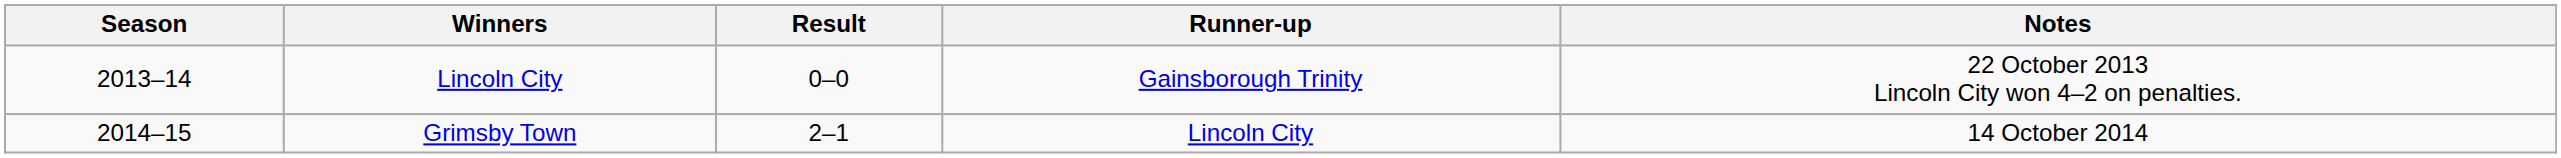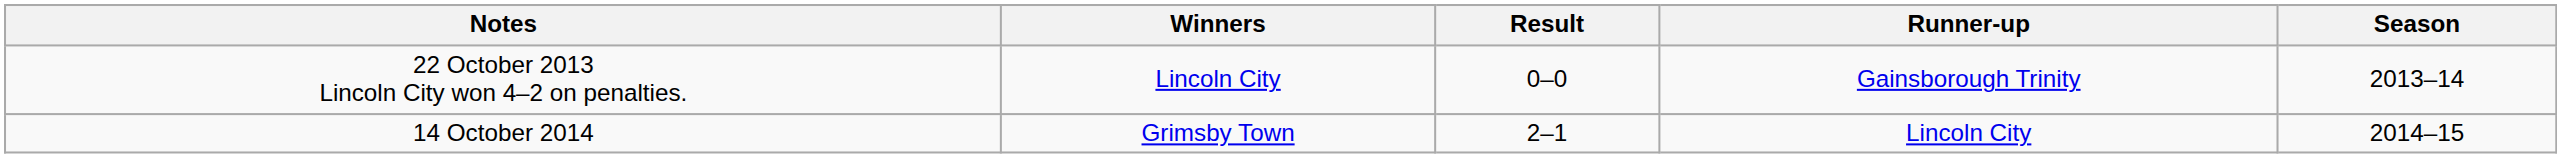columns swapped: (144, 25) <-> (2058, 25)
